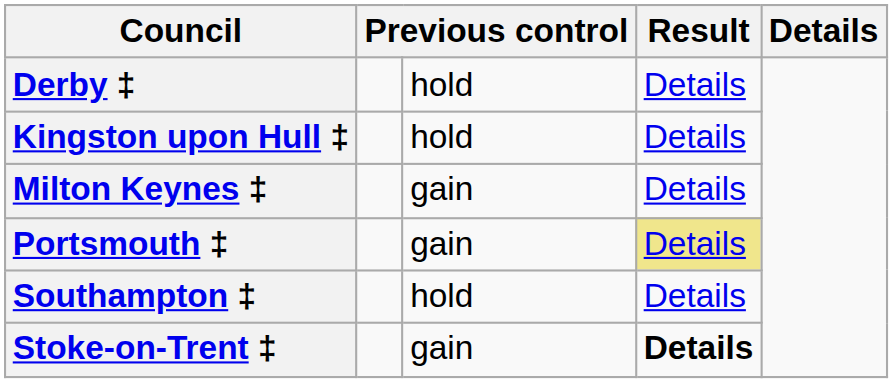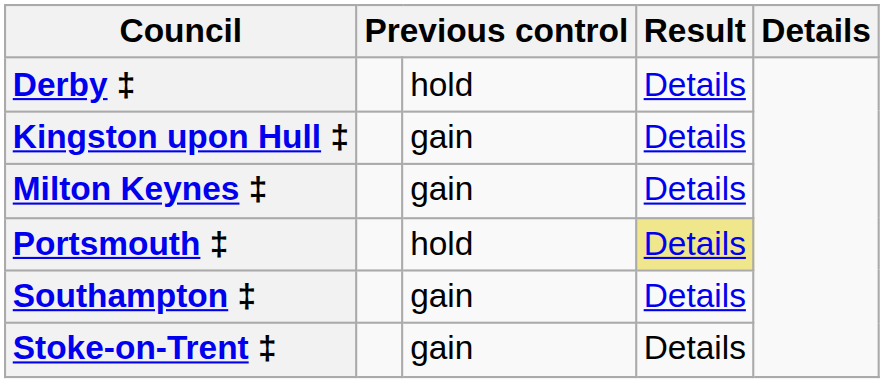(442, 137) hold -> (442, 137) gain
(442, 243) gain -> (442, 243) hold
(442, 296) hold -> (442, 296) gain
(699, 349) bold -> (695, 349) normal
